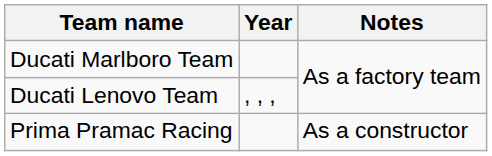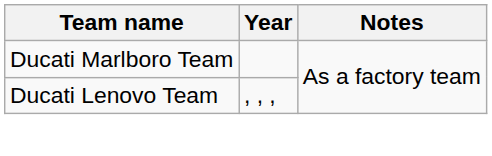- row: (121, 131)
